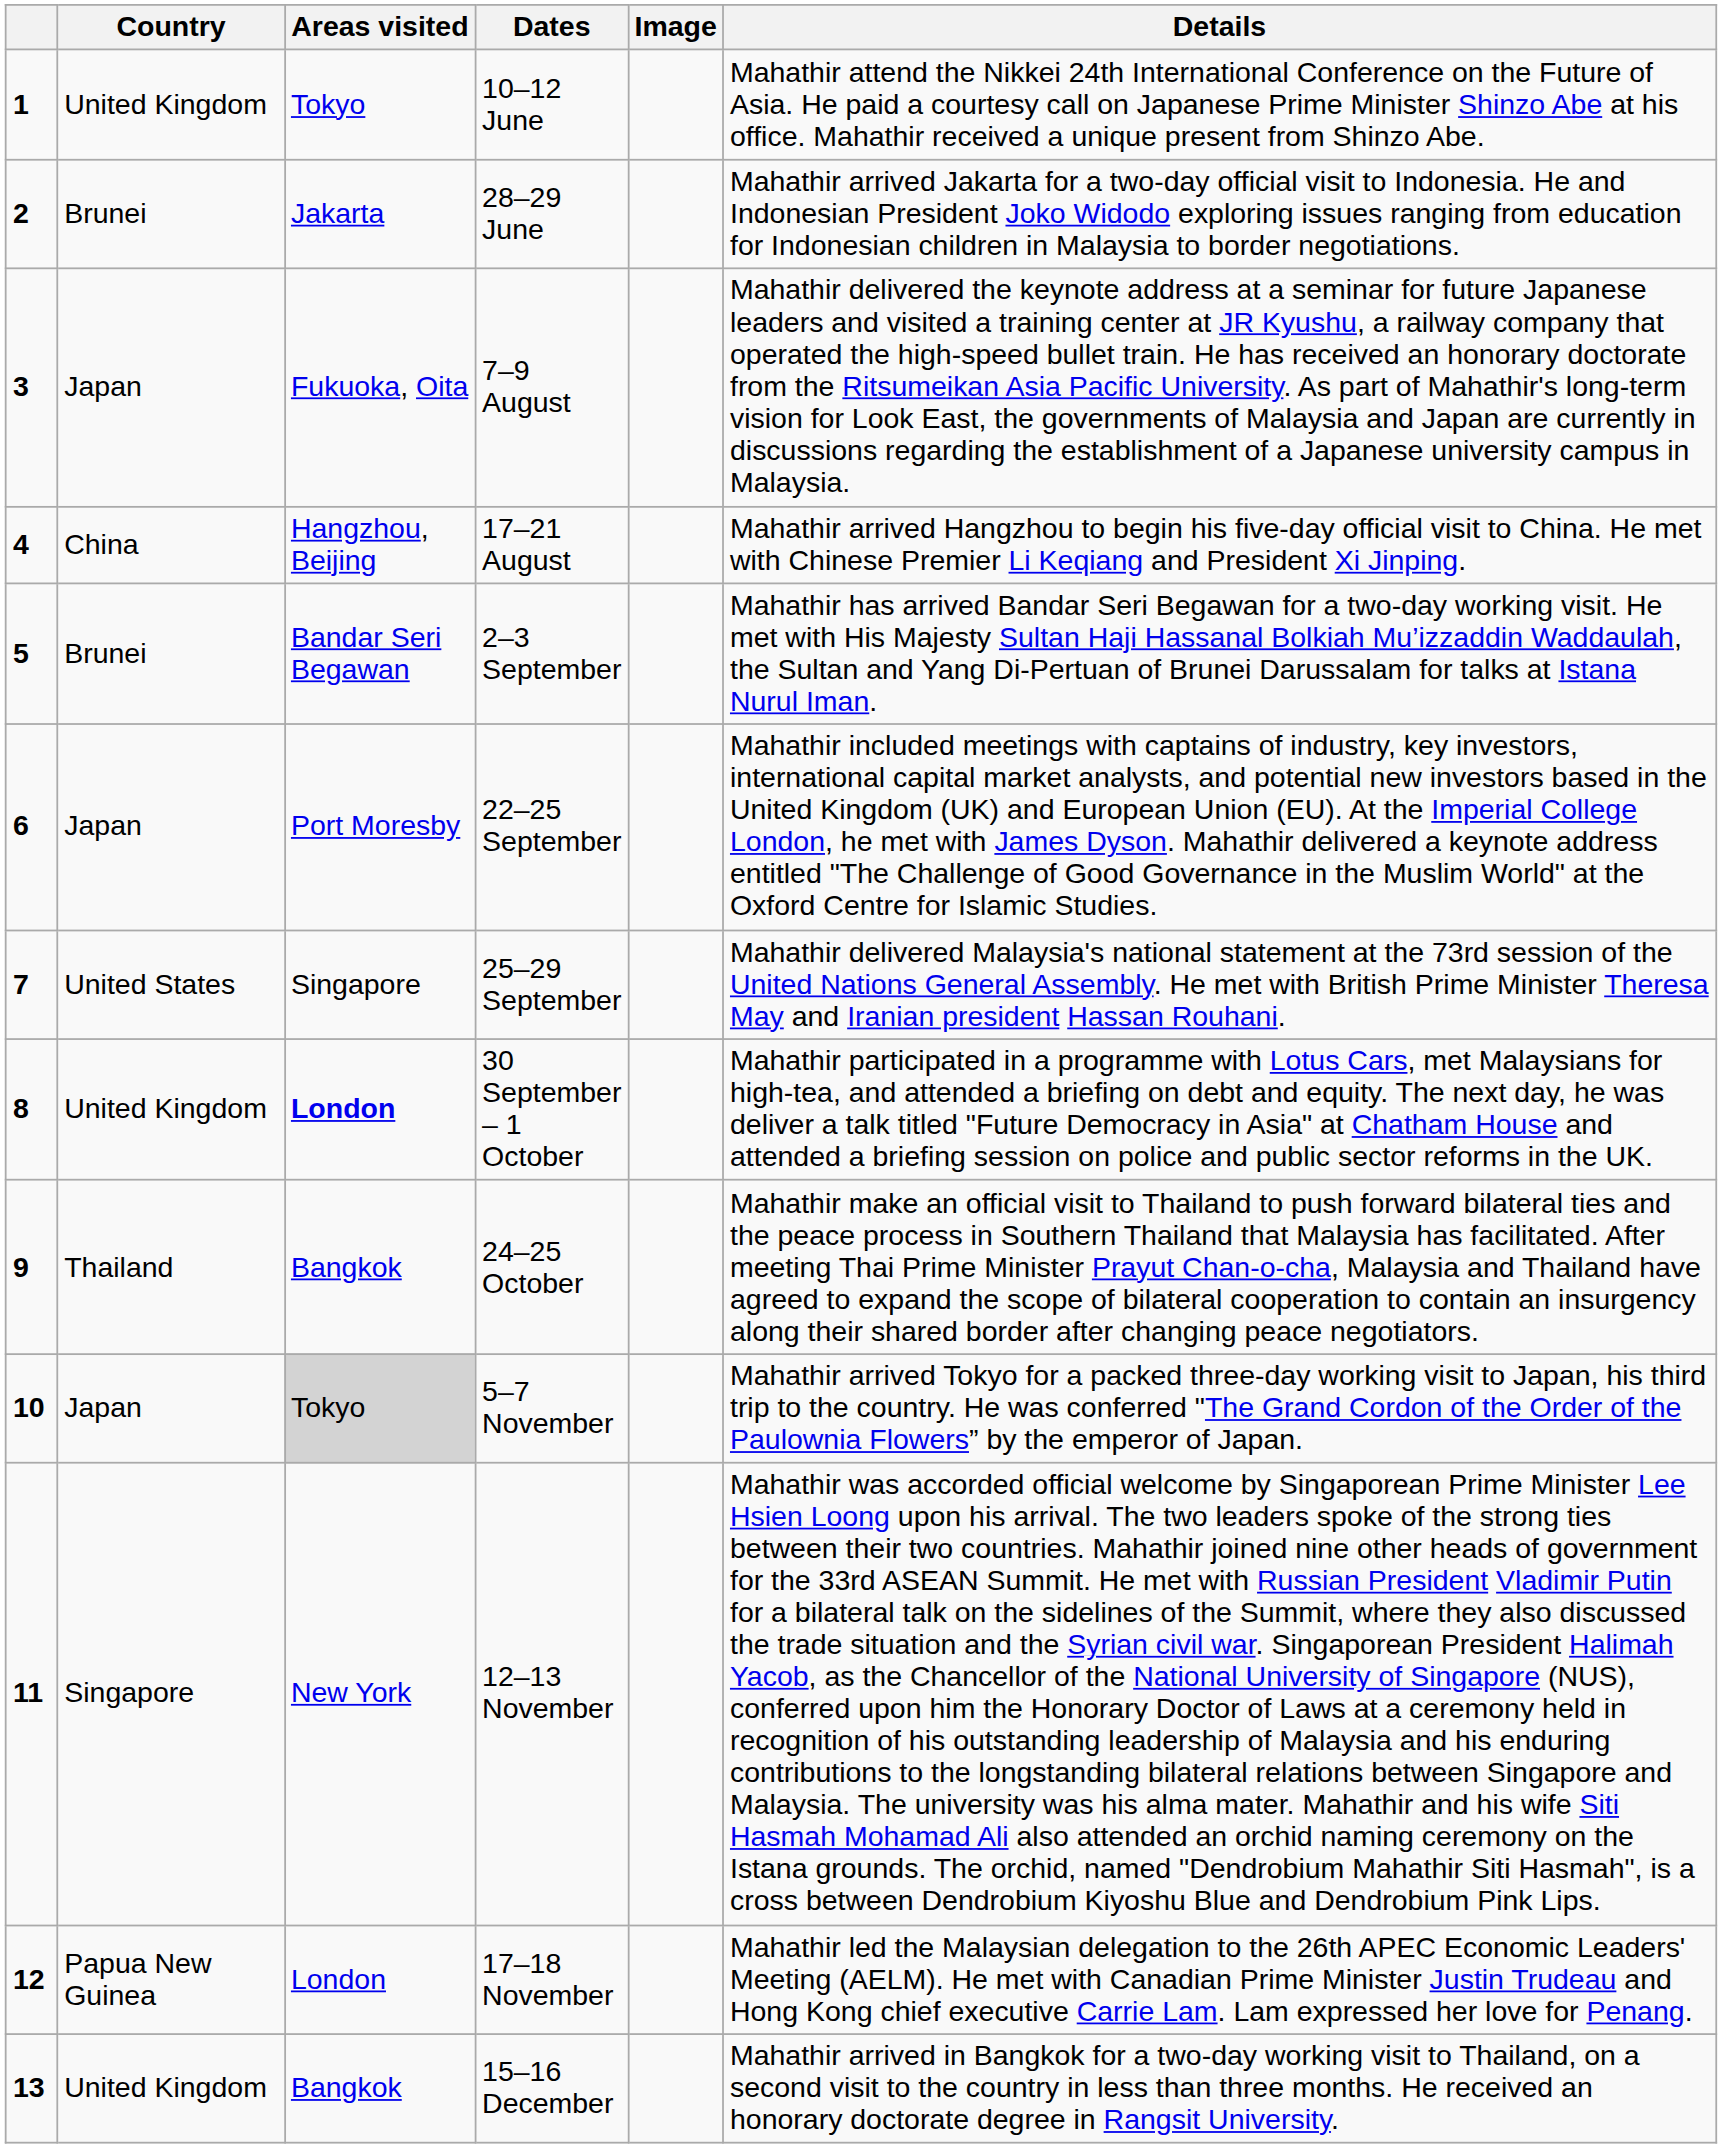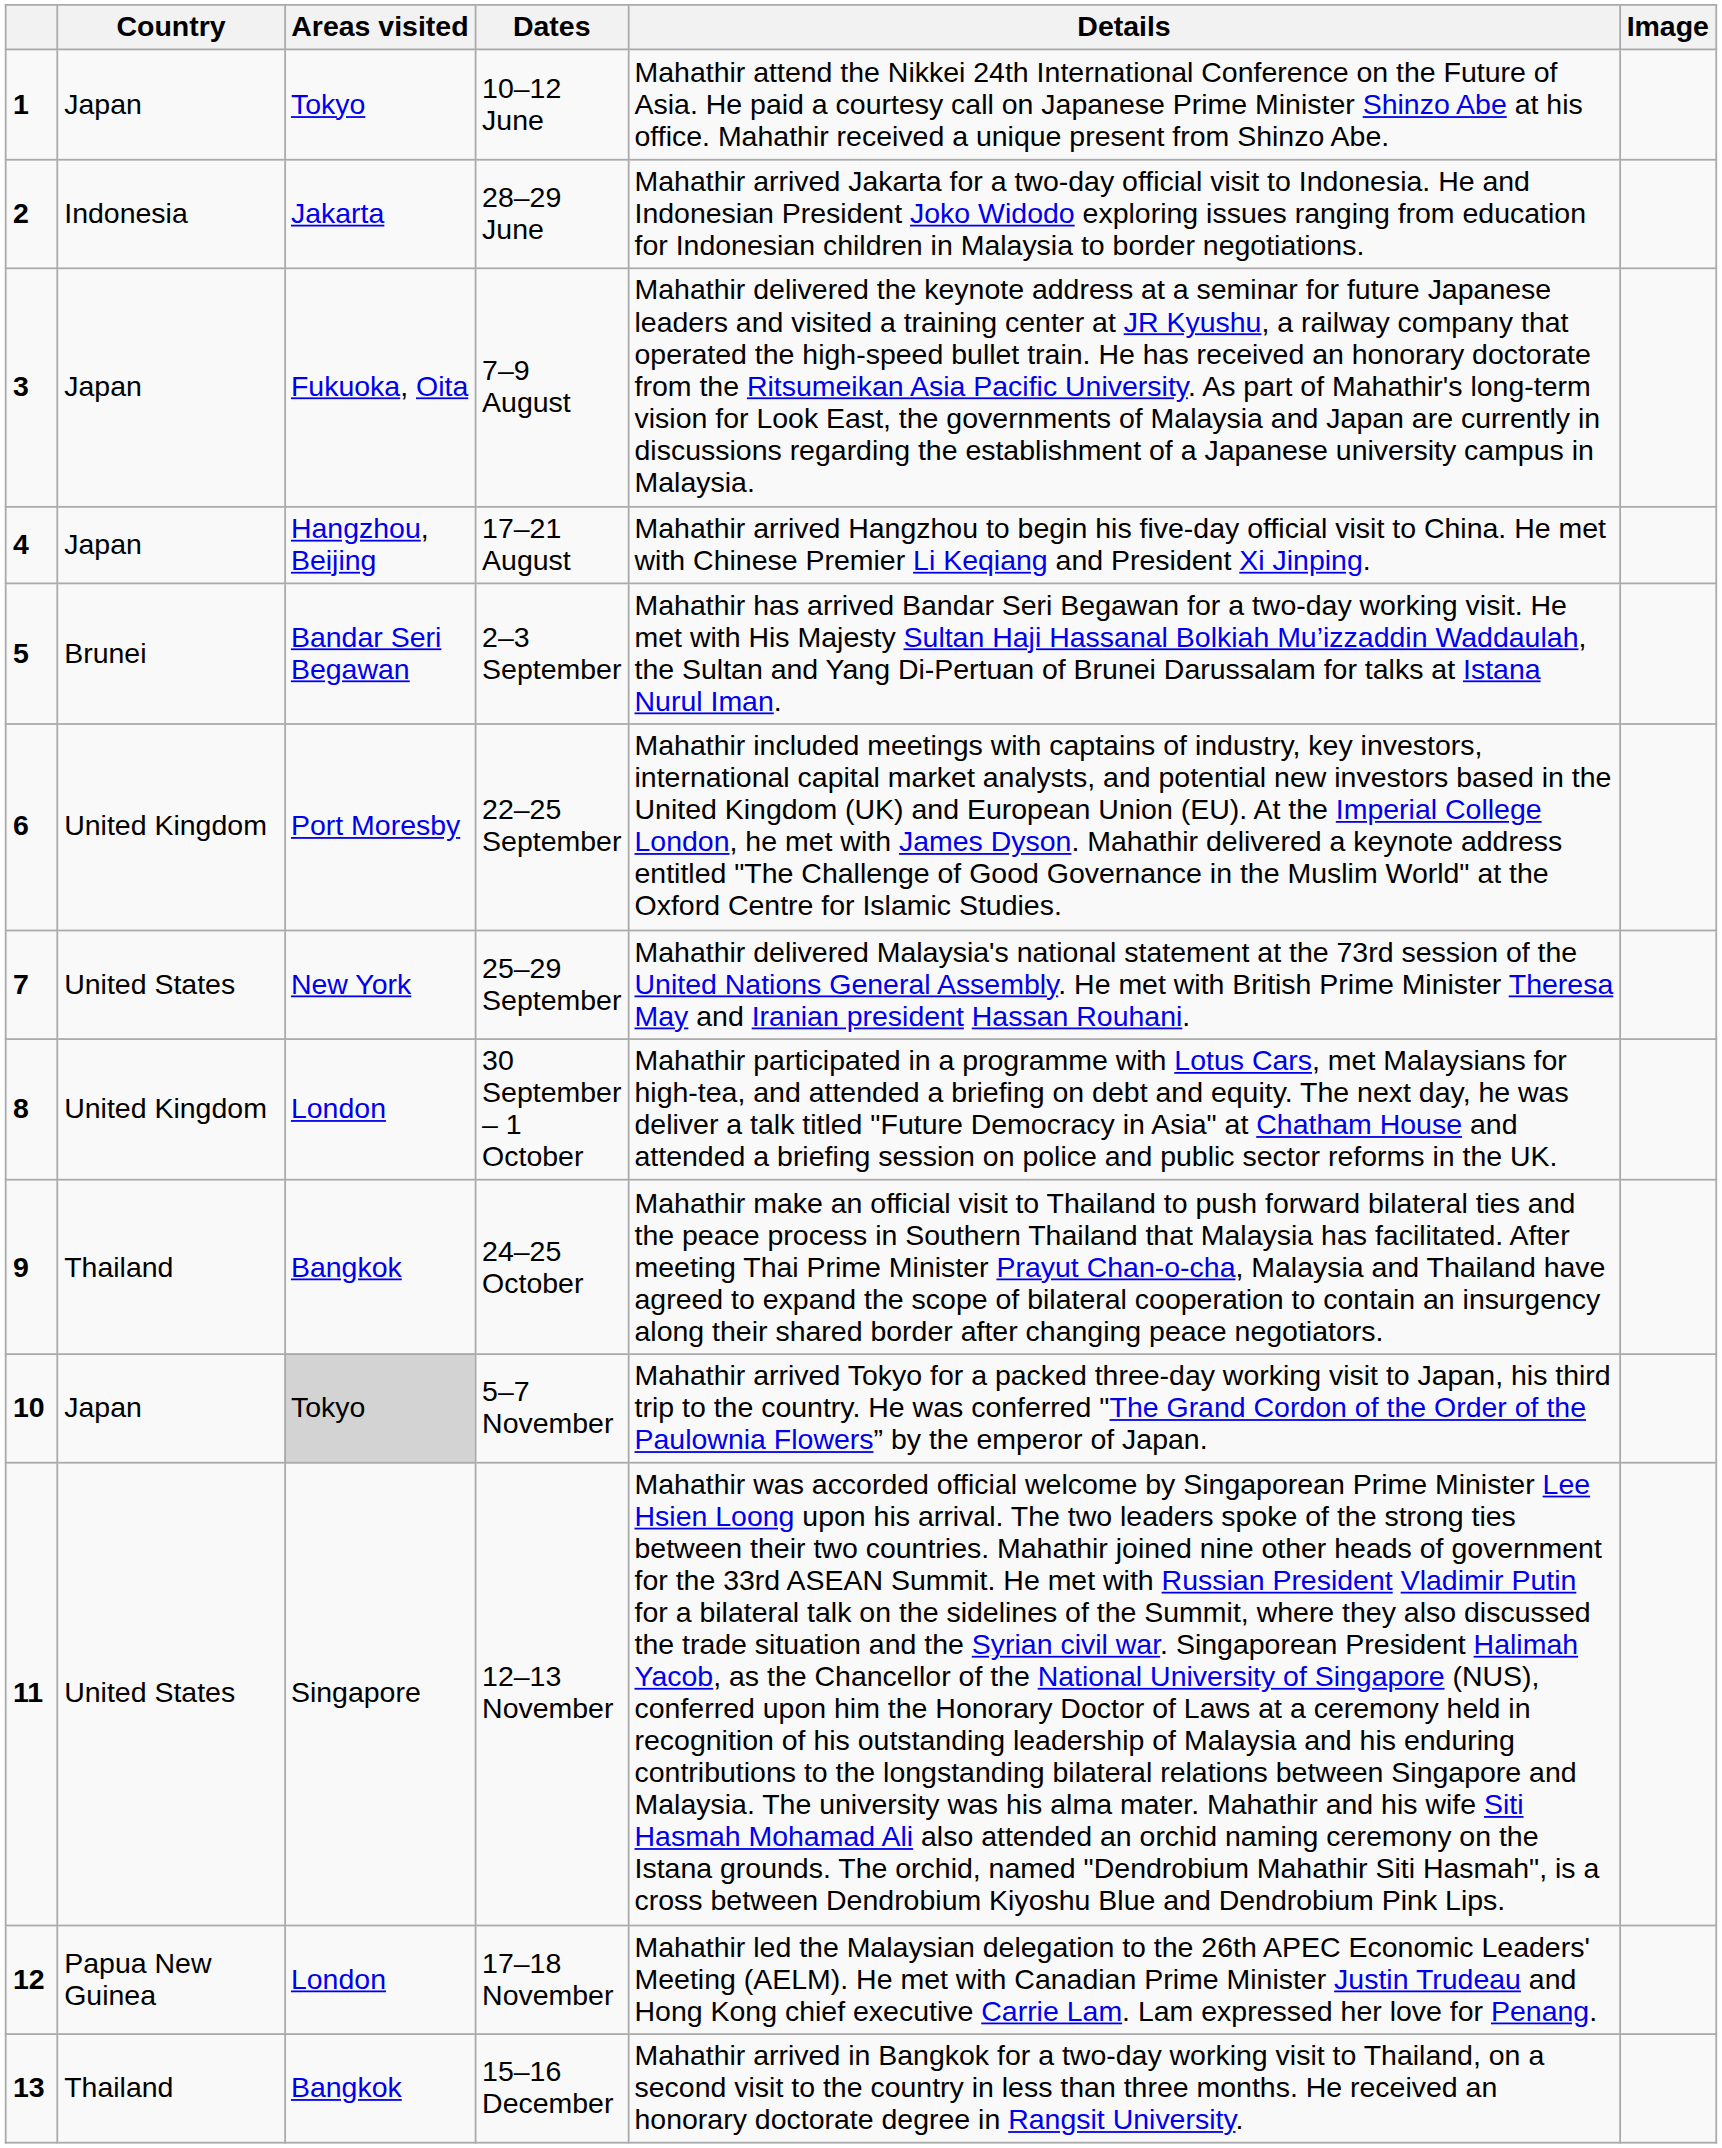columns swapped: (1219, 27) <-> (676, 27)
(166, 104) United Kingdom -> (103, 104) Japan
(105, 213) Brunei -> (126, 213) Indonesia
(101, 544) China -> (103, 544) Japan
(103, 826) Japan -> (166, 826) United Kingdom
(356, 984) Singapore -> (351, 984) New York
(343, 1109) bold -> (338, 1109) normal
(129, 1693) Singapore -> (150, 1693) United States
(351, 1693) New York -> (356, 1693) Singapore
(166, 2088) United Kingdom -> (119, 2088) Thailand
